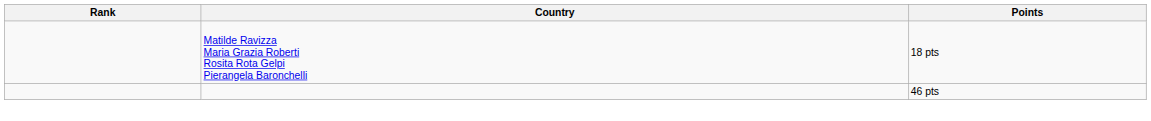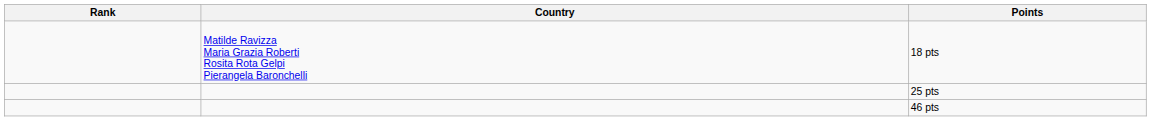+ row: (925, 92)
